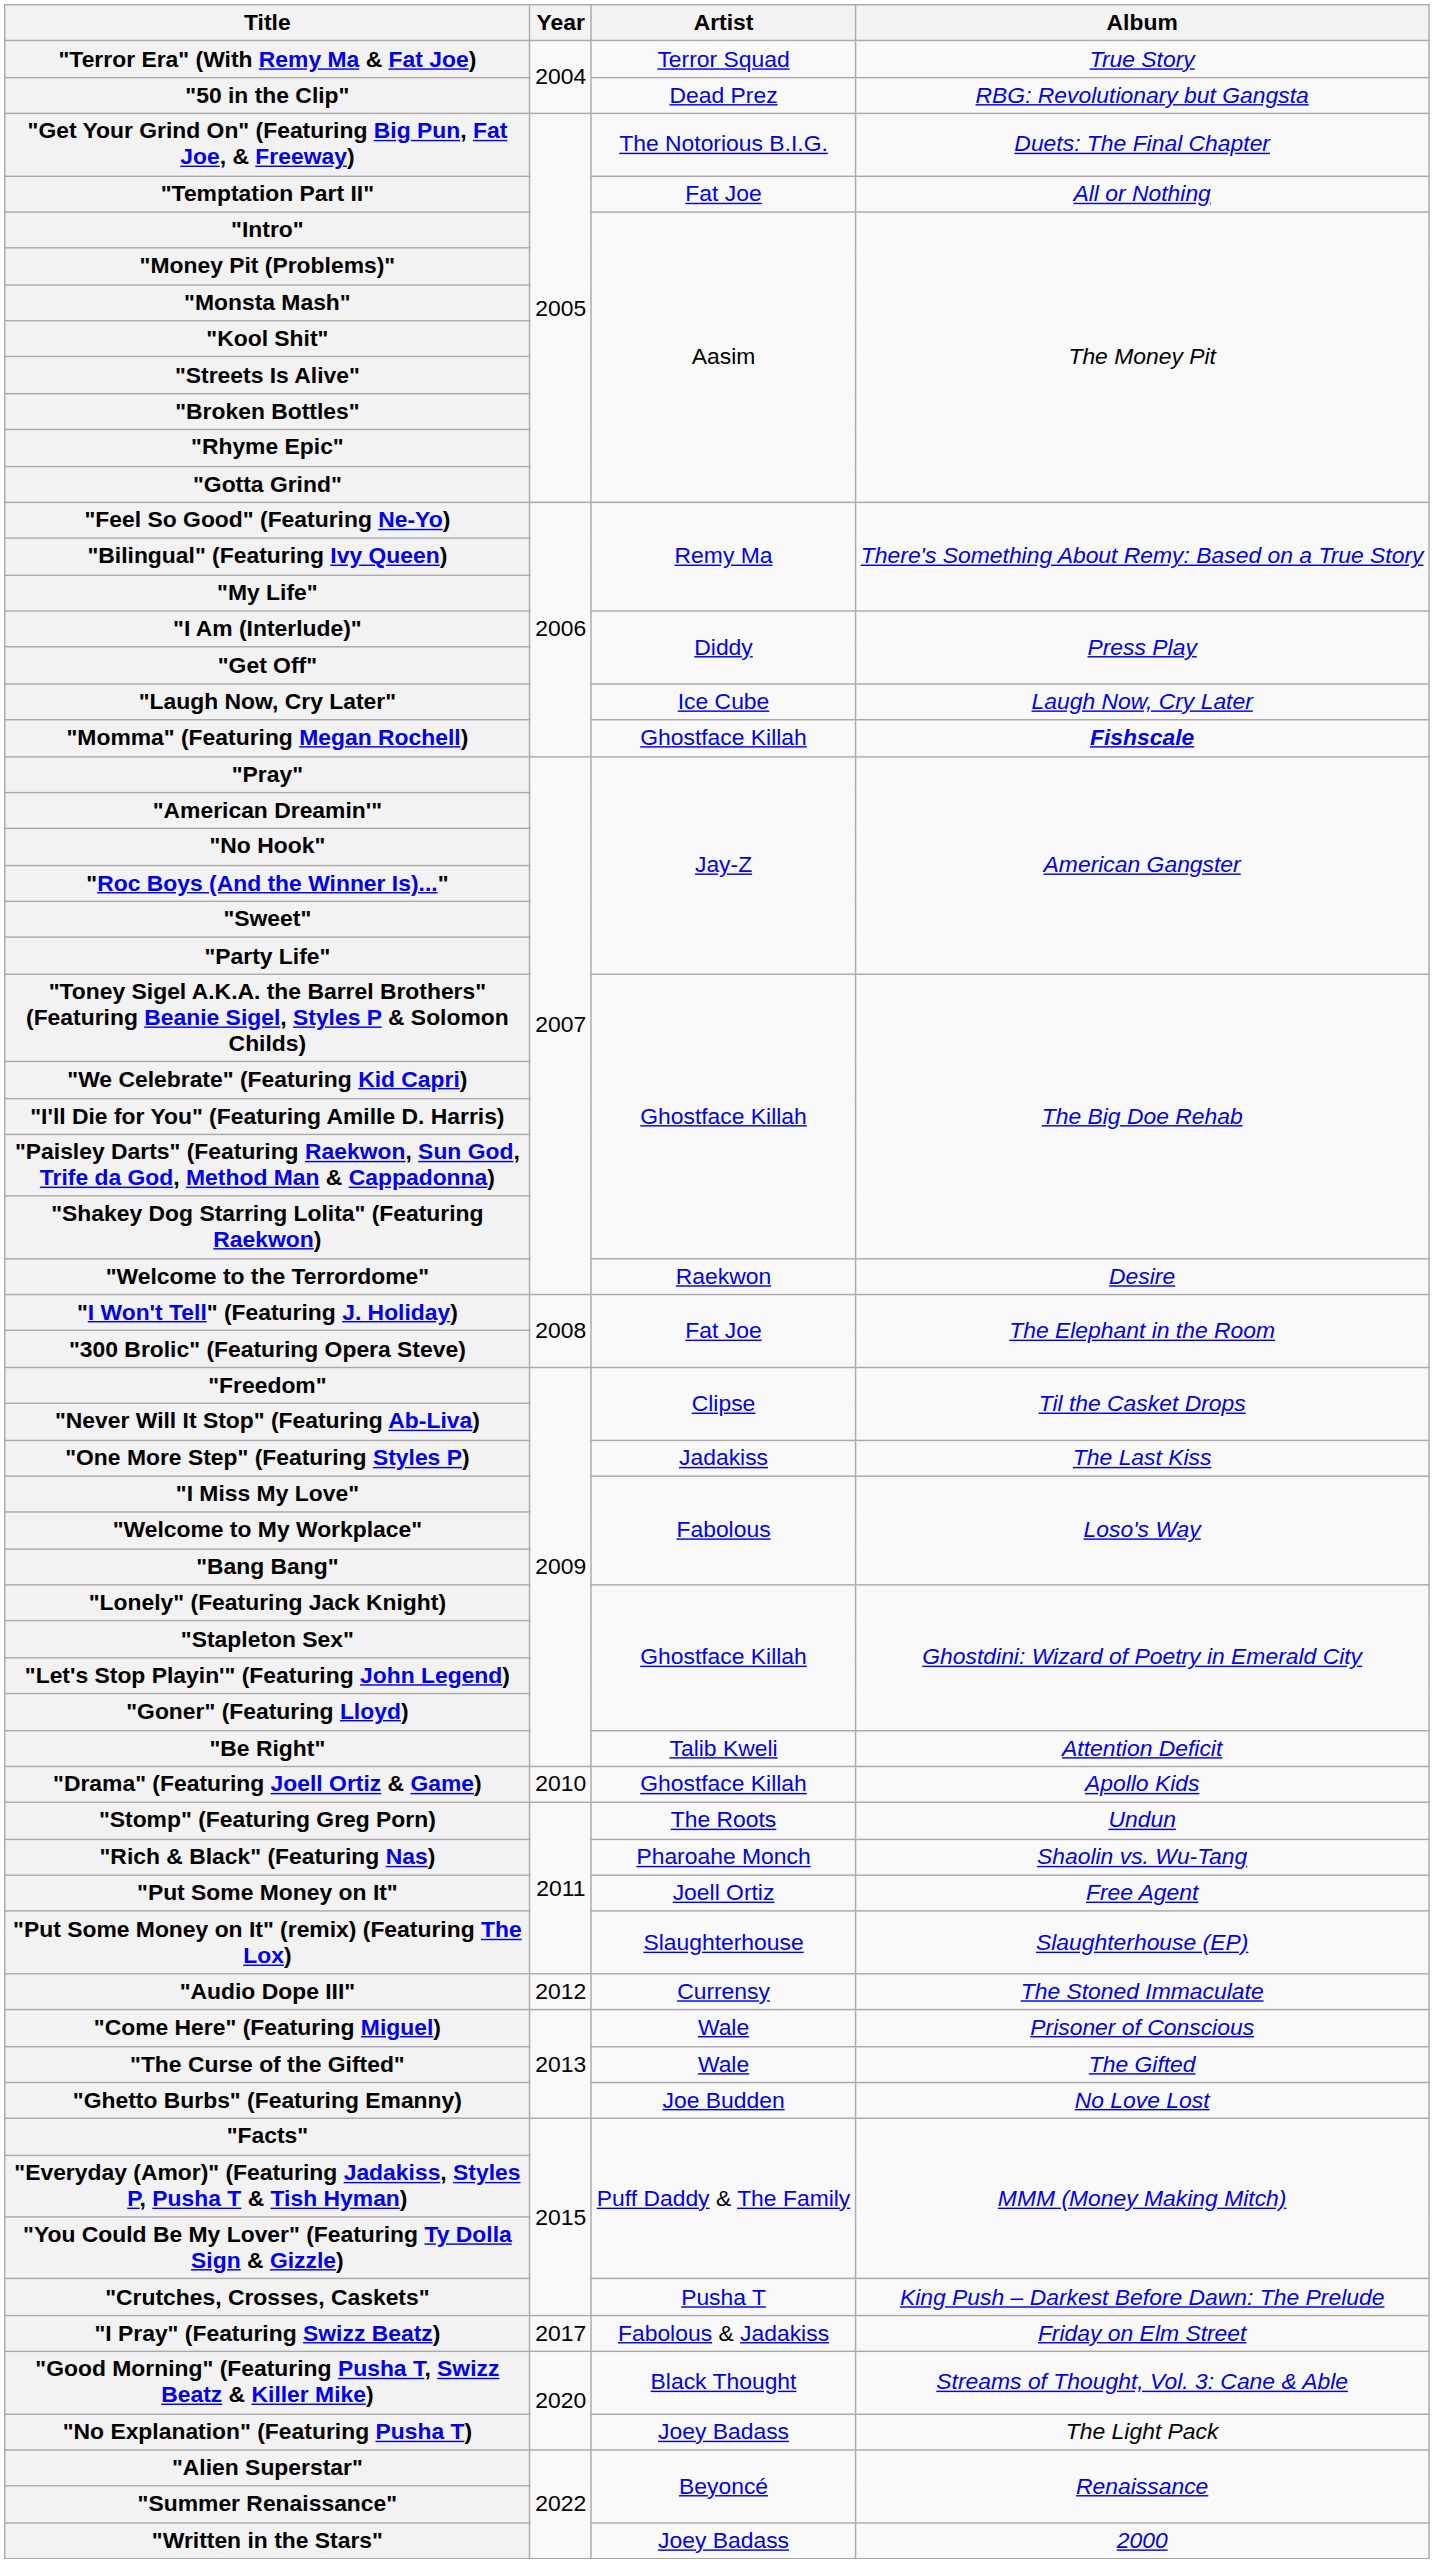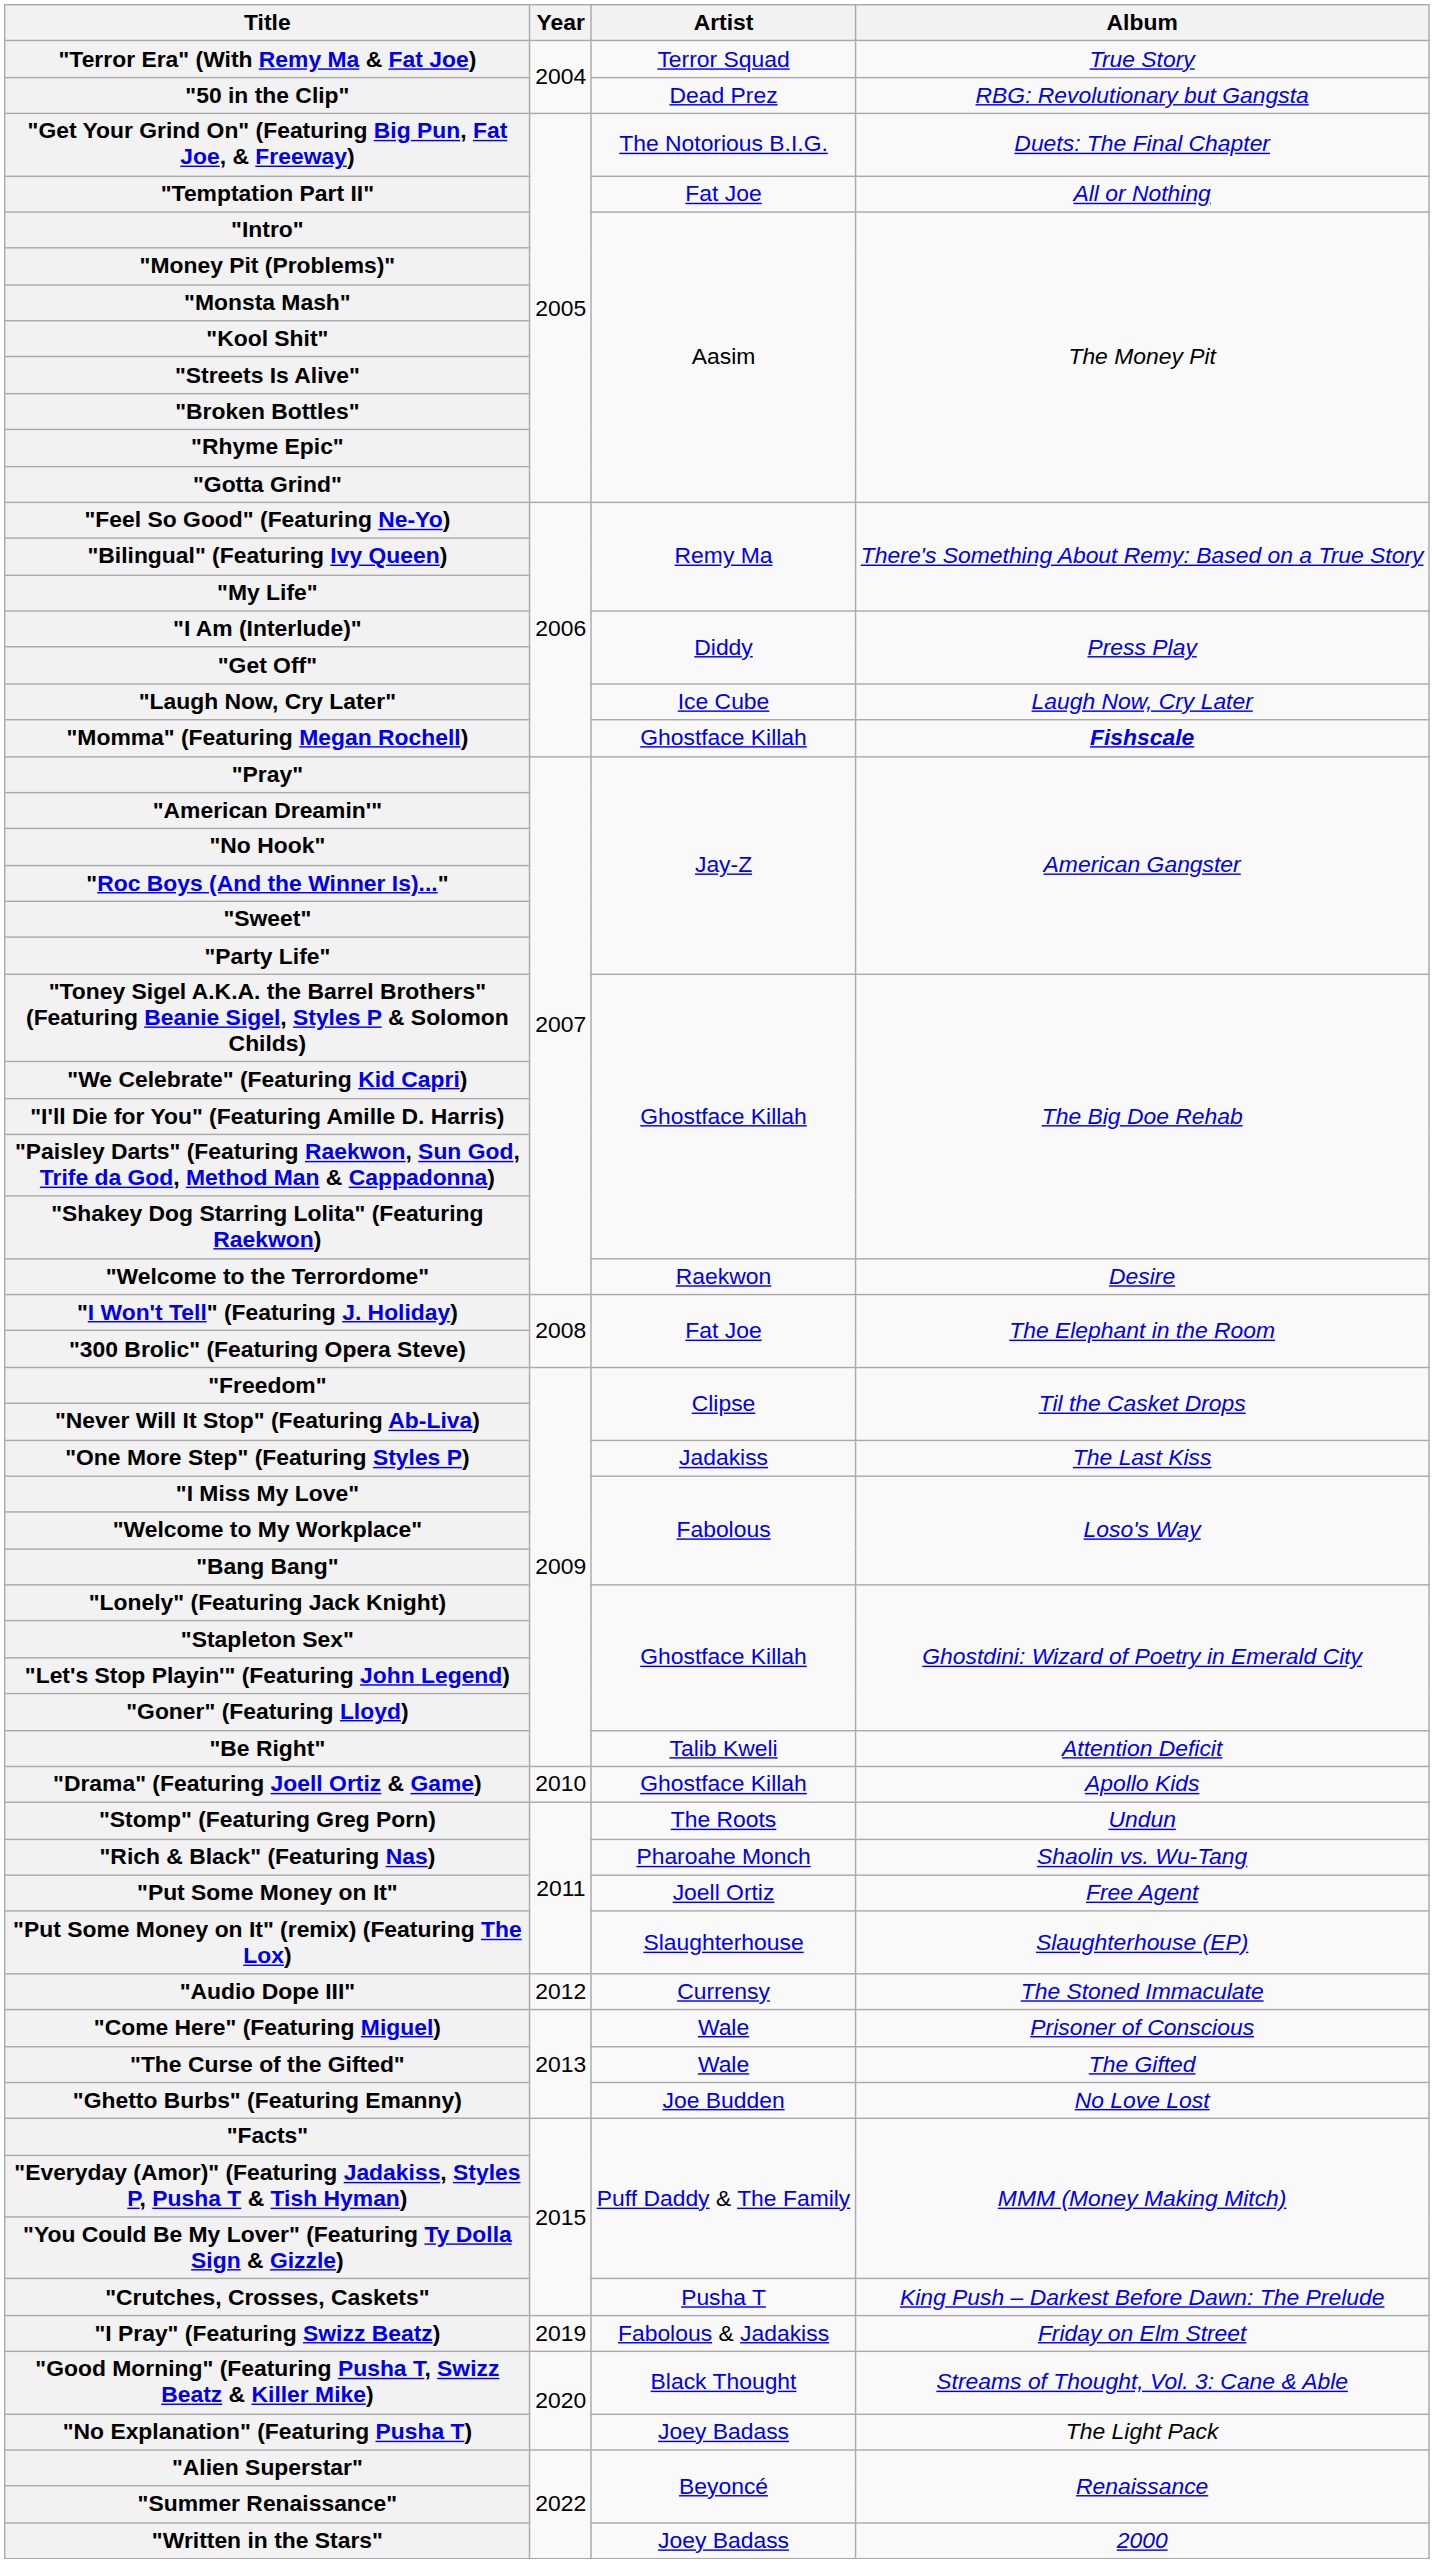(561, 2333) 2017 -> (561, 2333) 2019
